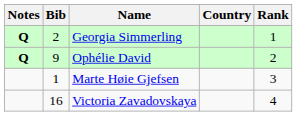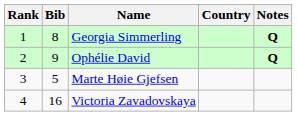columns swapped: (273, 15) <-> (24, 15)
(56, 36) 2 -> (55, 36) 8
(56, 79) 1 -> (55, 79) 5
